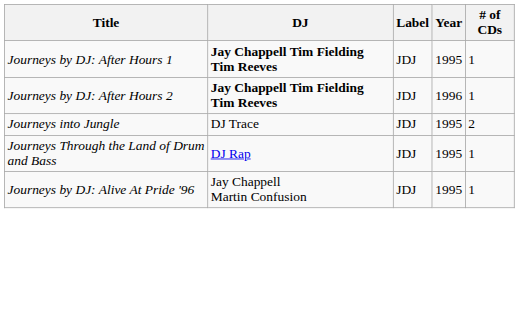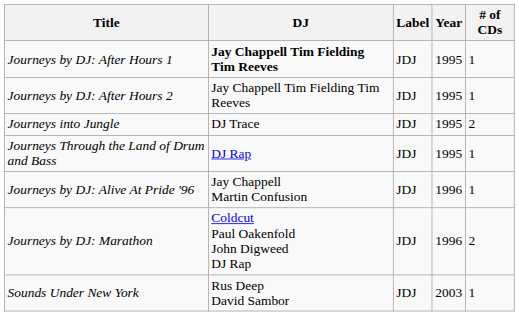(287, 95) bold -> (295, 95) normal
(449, 95) 1996 -> (449, 95) 1995
(449, 189) 1995 -> (449, 189) 1996
+ row: (80, 241)
+ row: (73, 292)
